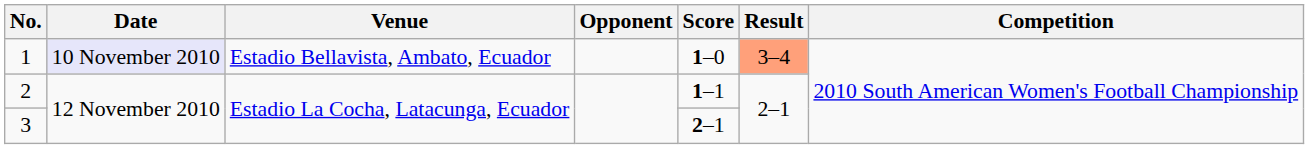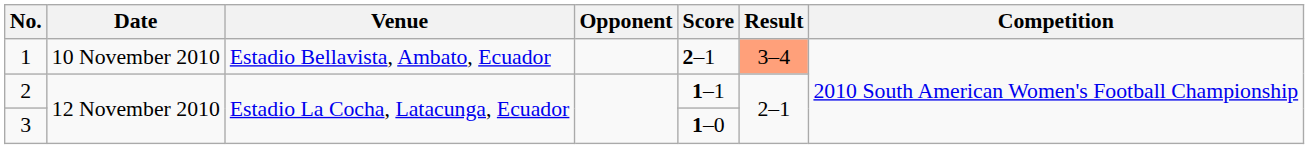(136, 56) lavender background -> (136, 56) no background
(708, 56) 1–0 -> (699, 56) 2–1
(708, 125) 2–1 -> (708, 125) 1–0
